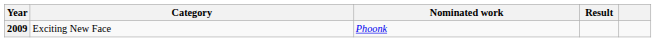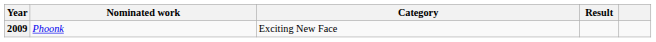columns swapped: (467, 12) <-> (192, 12)
